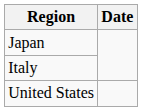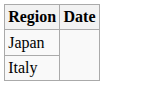- row: (51, 93)
